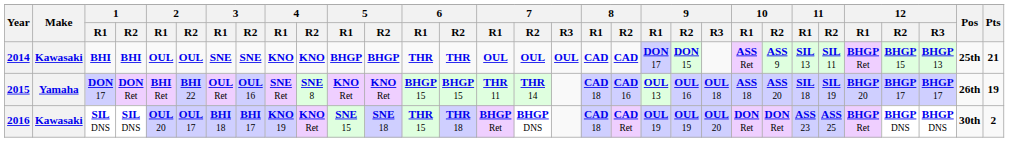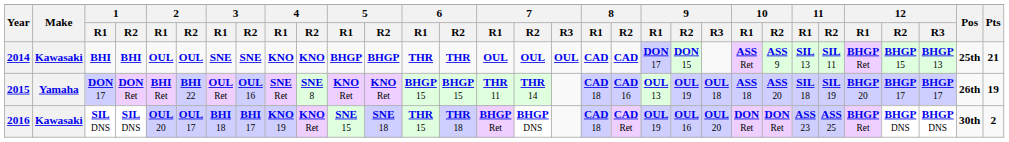(686, 88) OUL 16 -> (686, 88) OUL 19
(686, 120) OUL 19 -> (686, 120) OUL 16
